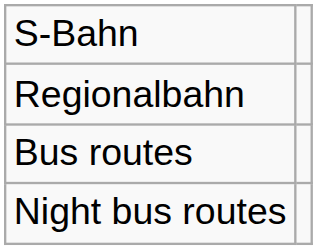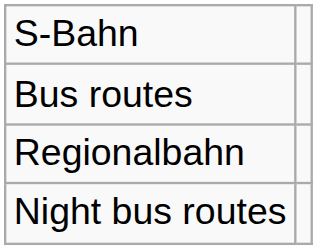rows swapped: (129, 93) <-> (103, 152)
